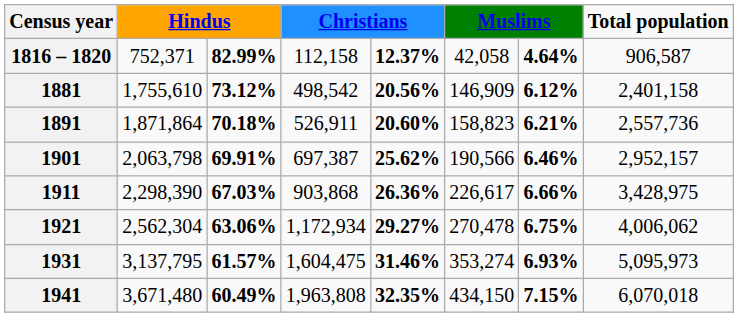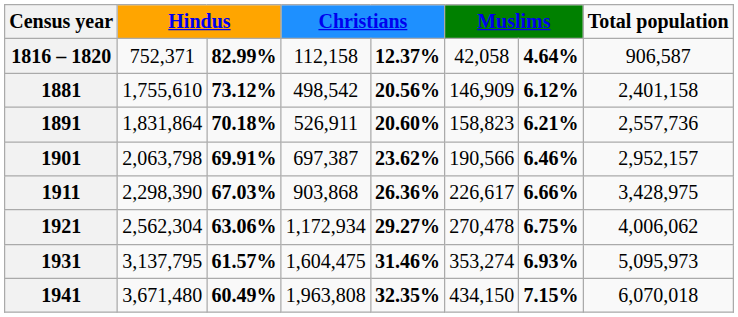(162, 124) 1,871,864 -> (162, 124) 1,831,864
(407, 158) 25.62% -> (407, 158) 23.62%
